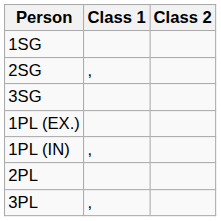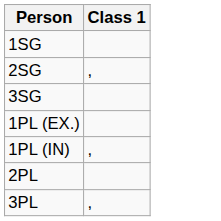- column: (183, 17)
